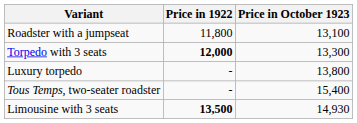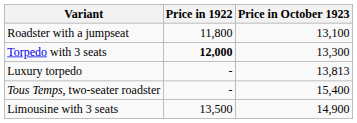(333, 71) 13,800 -> (333, 71) 13,813
(216, 109) bold -> (216, 109) normal
(333, 109) 14,930 -> (333, 109) 14,900
